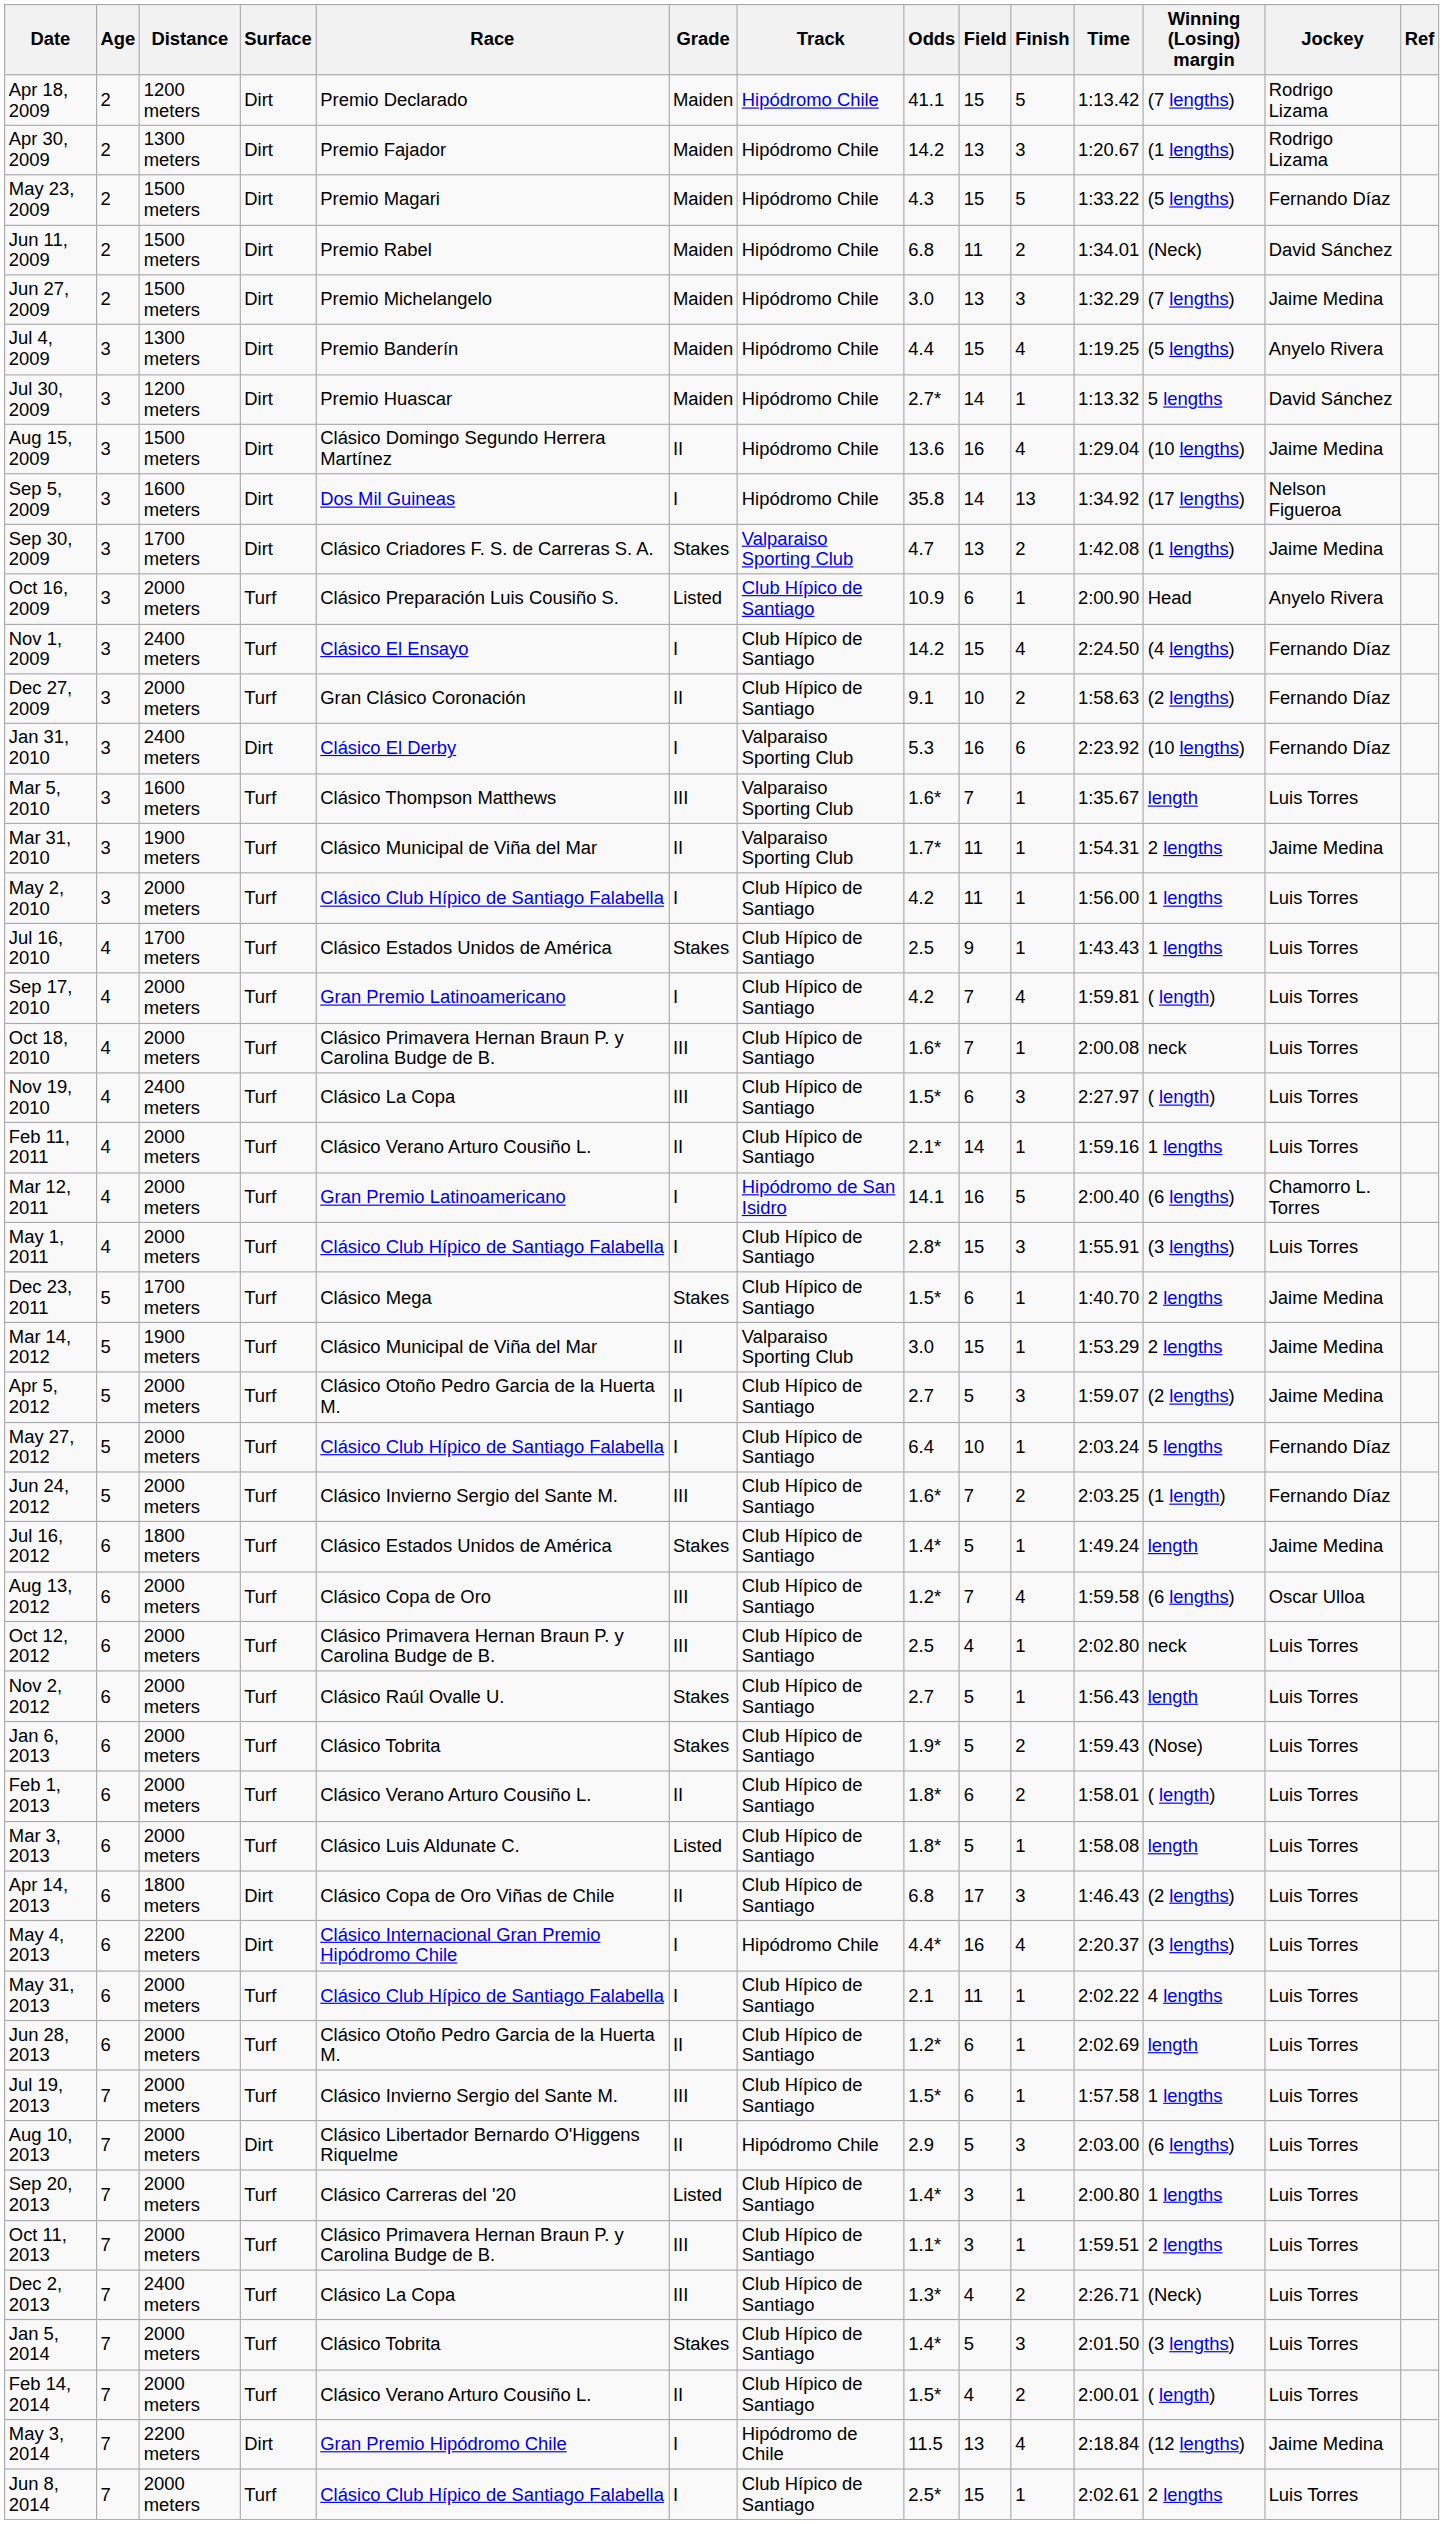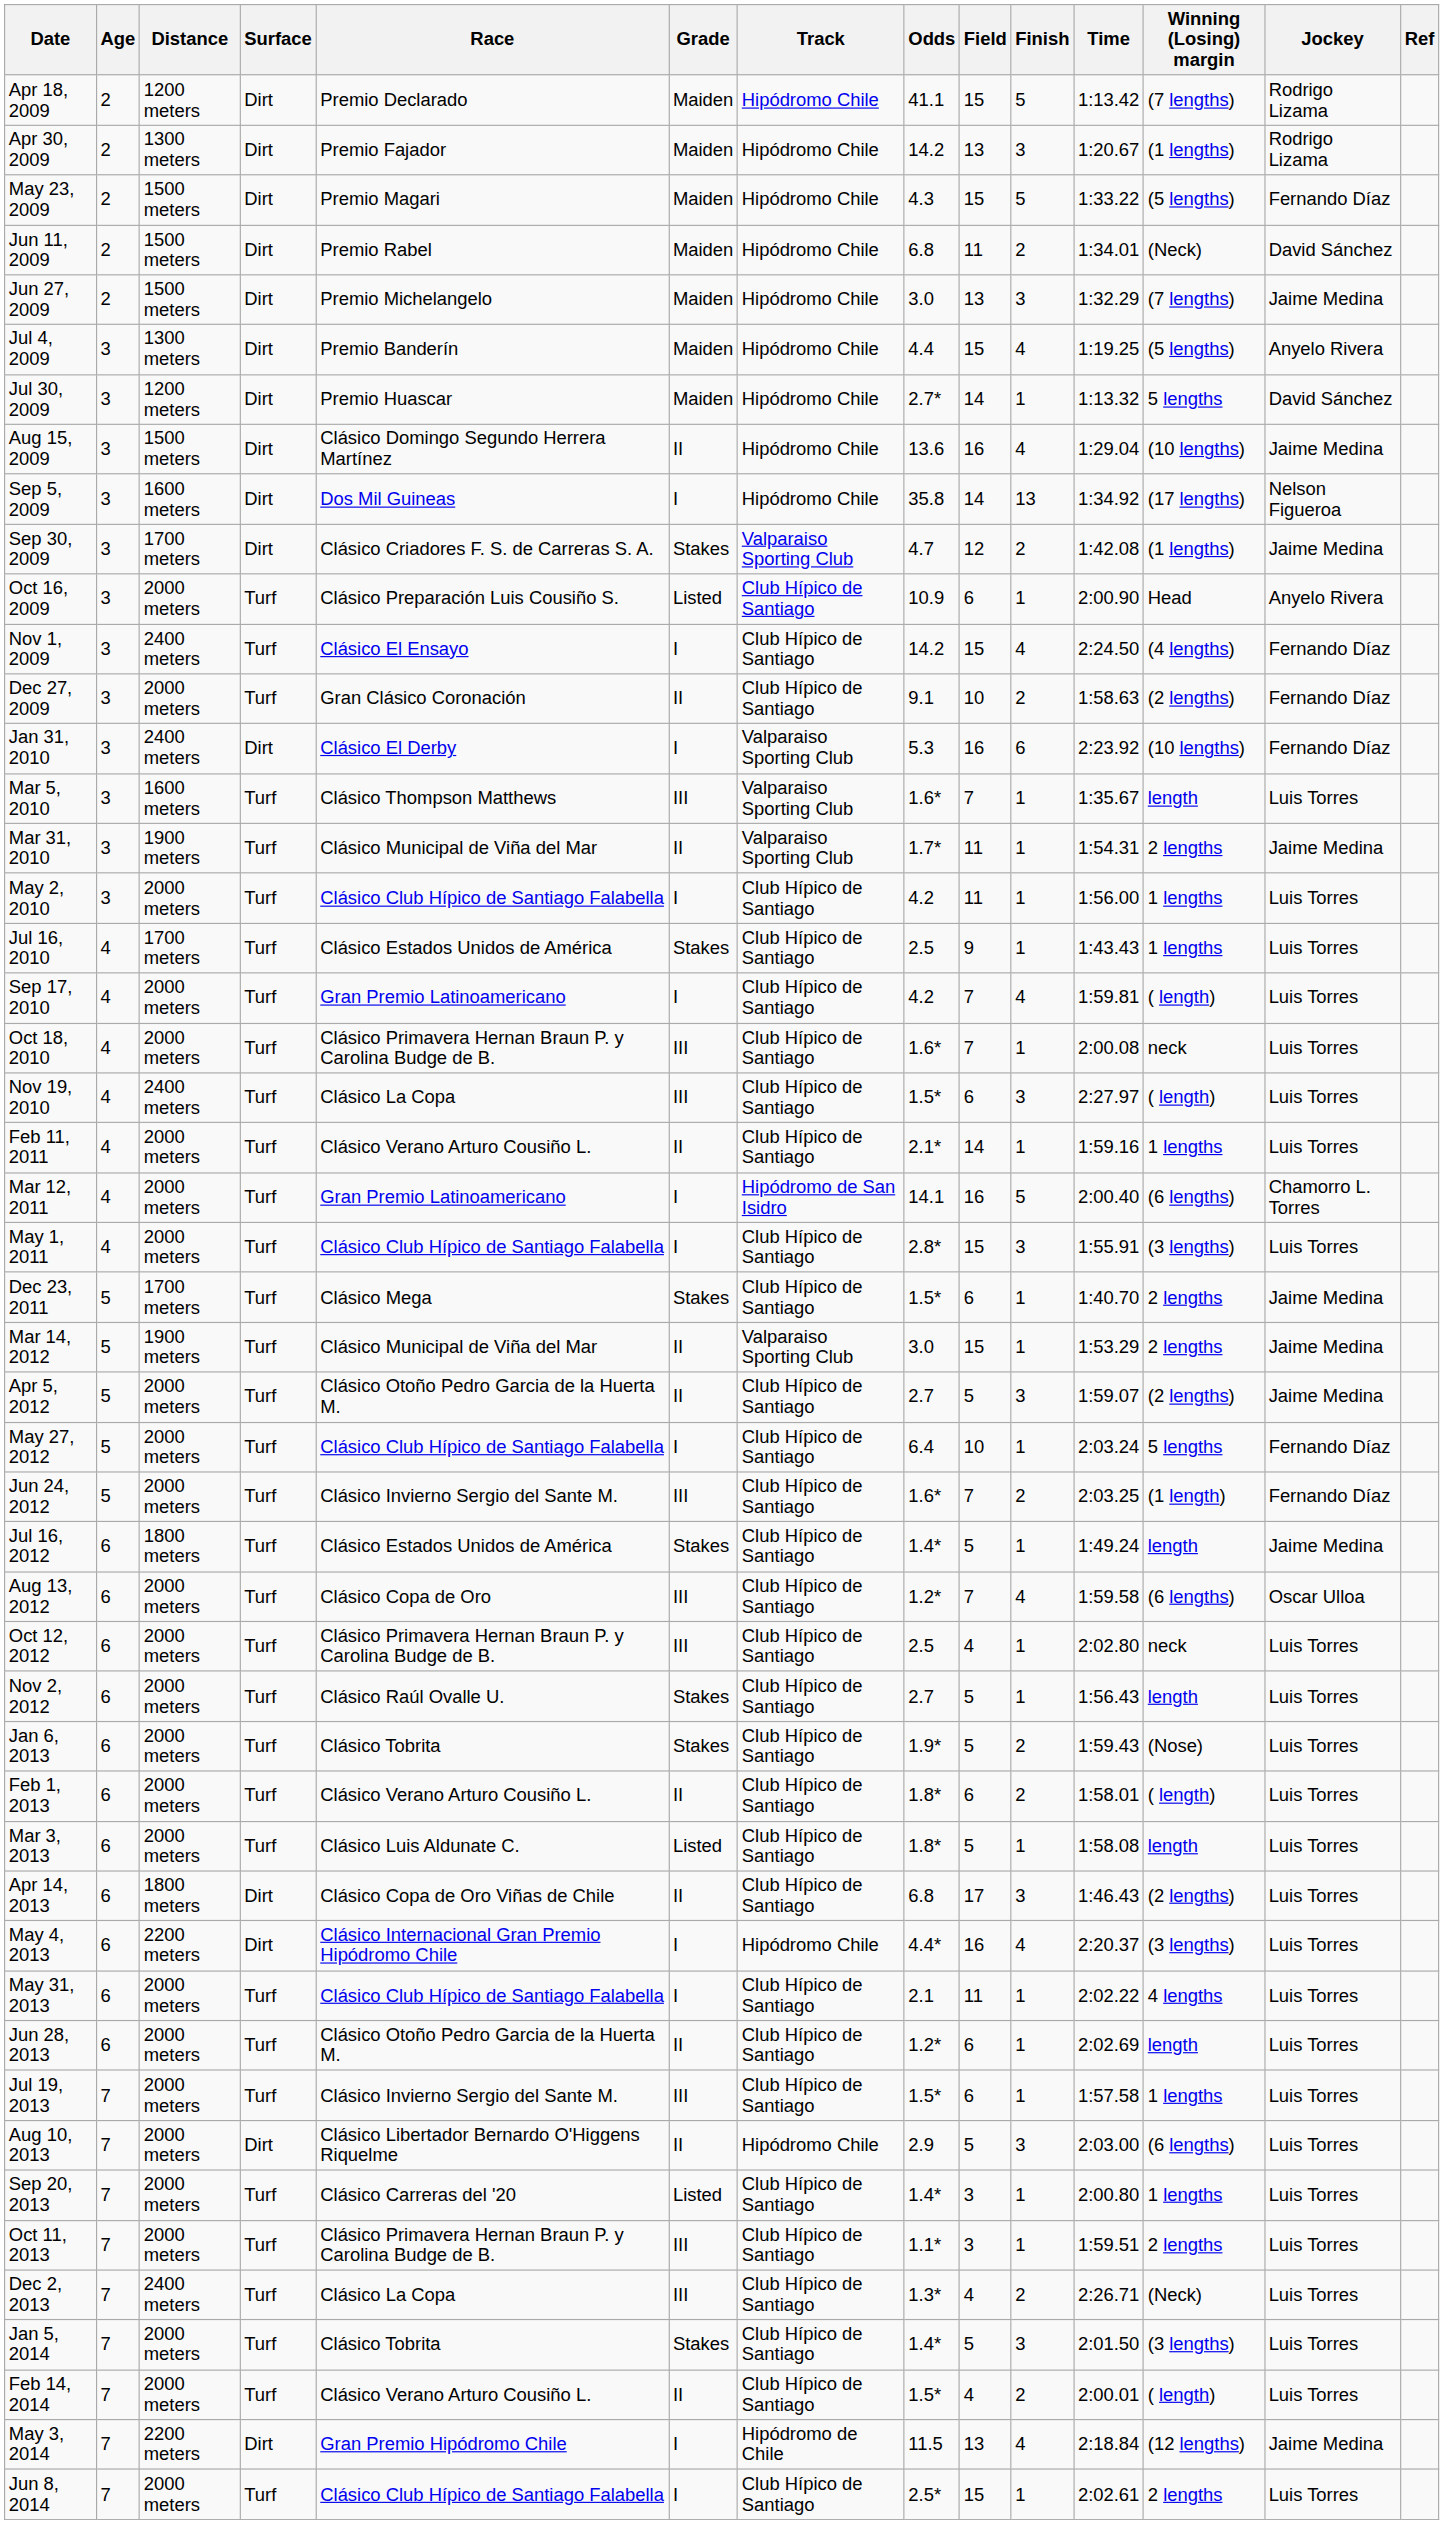(974, 548) 13 -> (974, 548) 12
